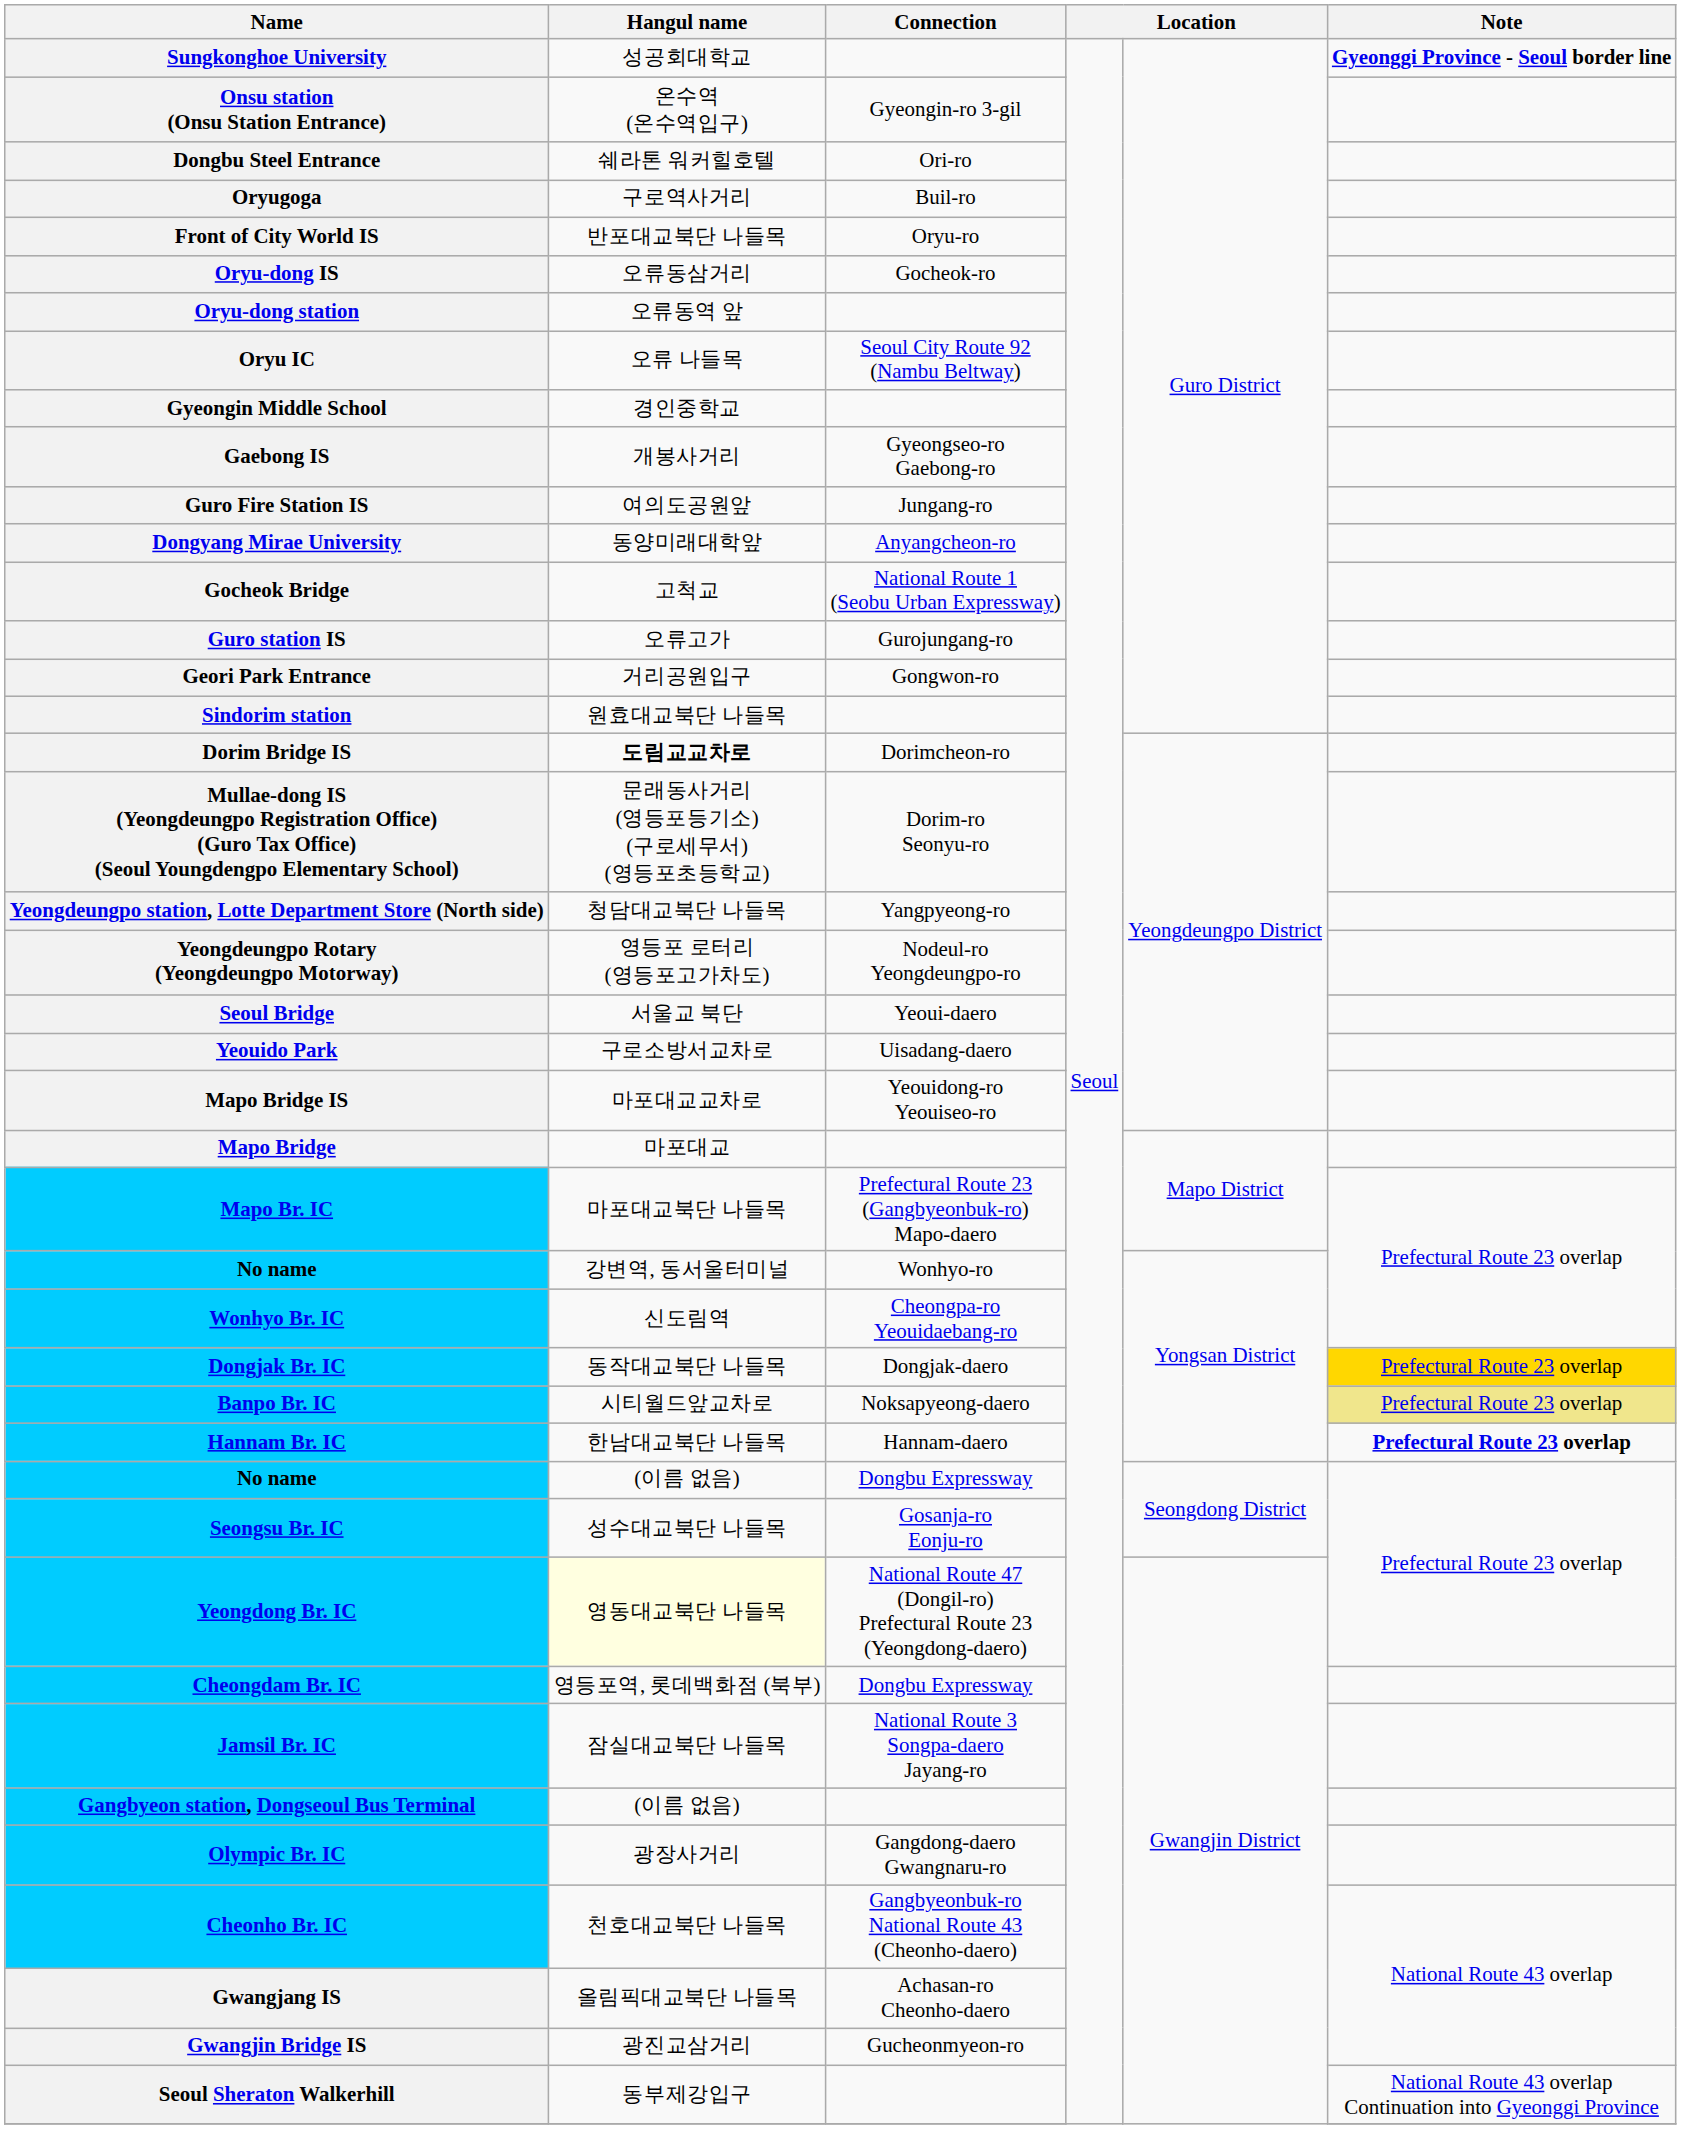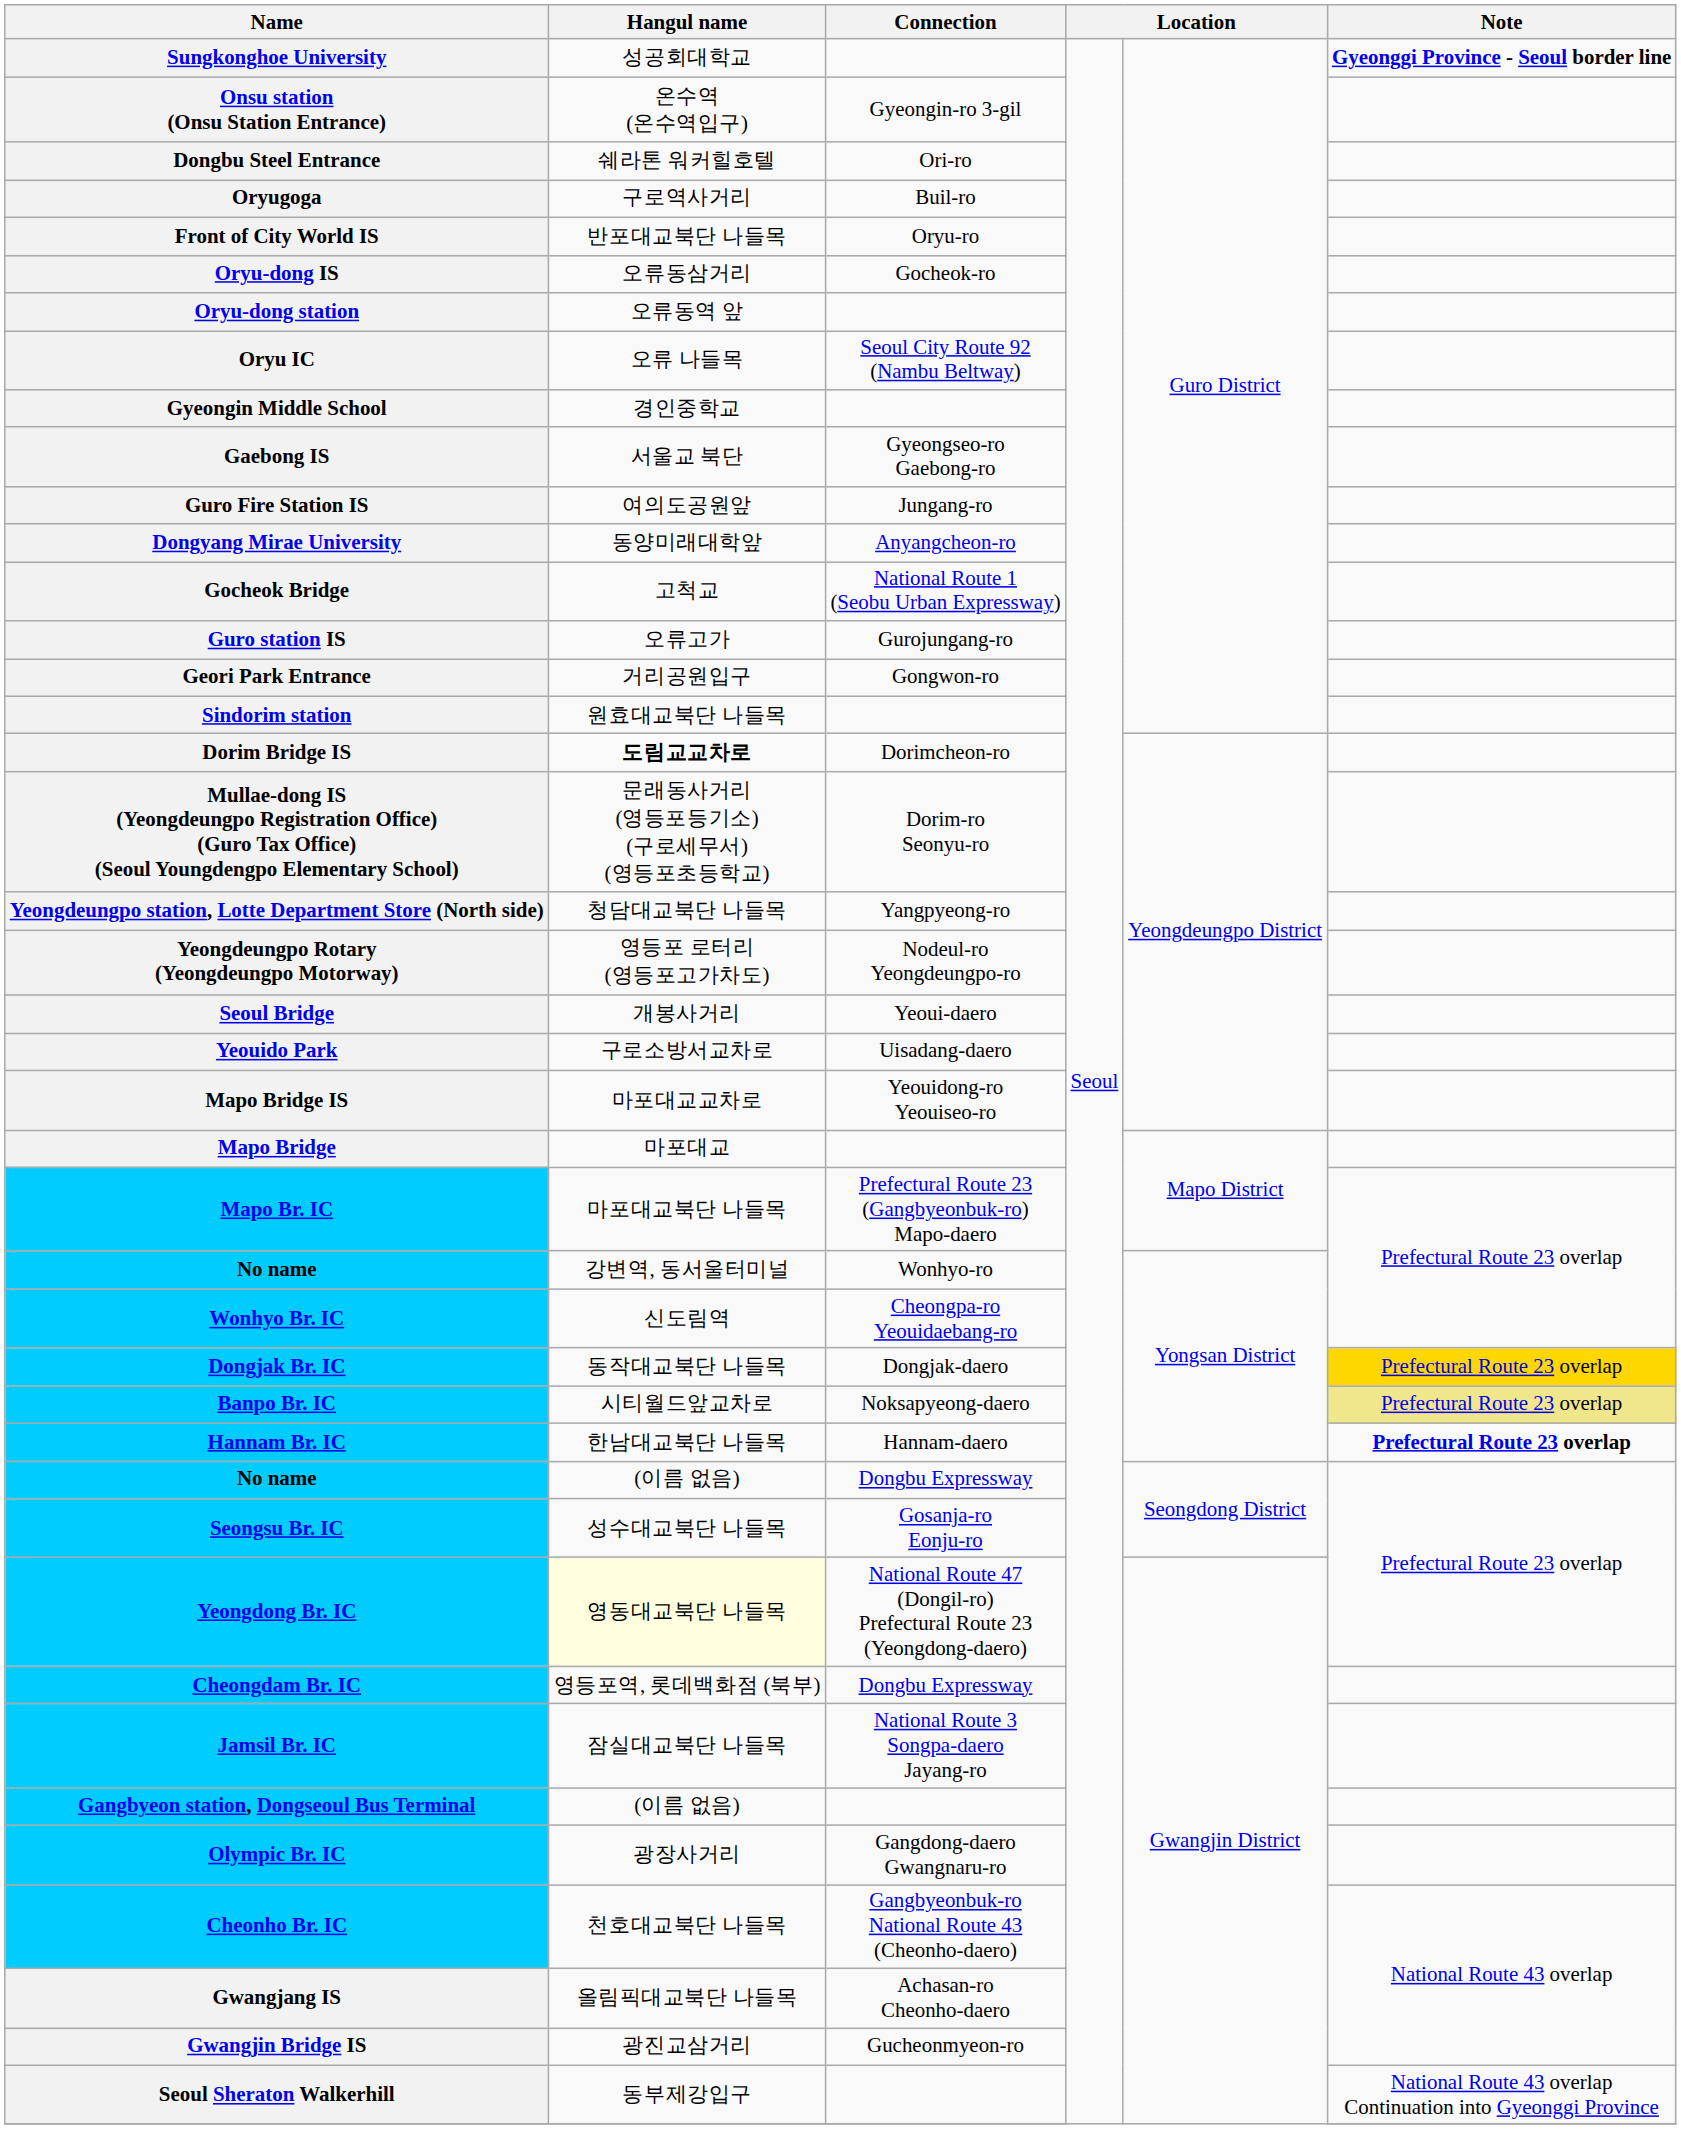(687, 456) 개봉사거리 -> (687, 456) 서울교 북단
(687, 1013) 서울교 북단 -> (687, 1013) 개봉사거리
